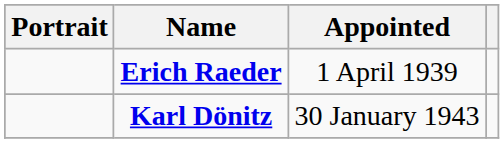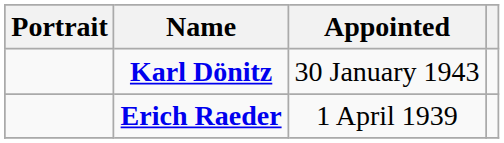rows swapped: (201, 71) <-> (201, 115)
